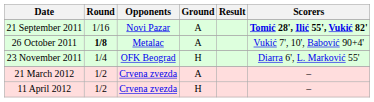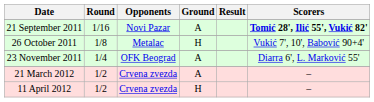(101, 43) bold -> (101, 43) normal
(198, 43) A -> (198, 43) H
(198, 58) H -> (198, 58) A
